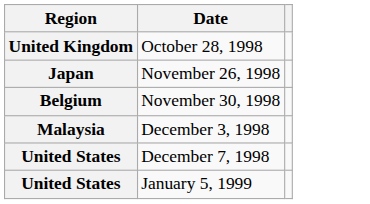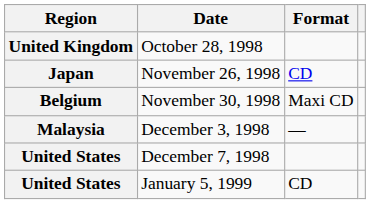+ column: (321, 18)
